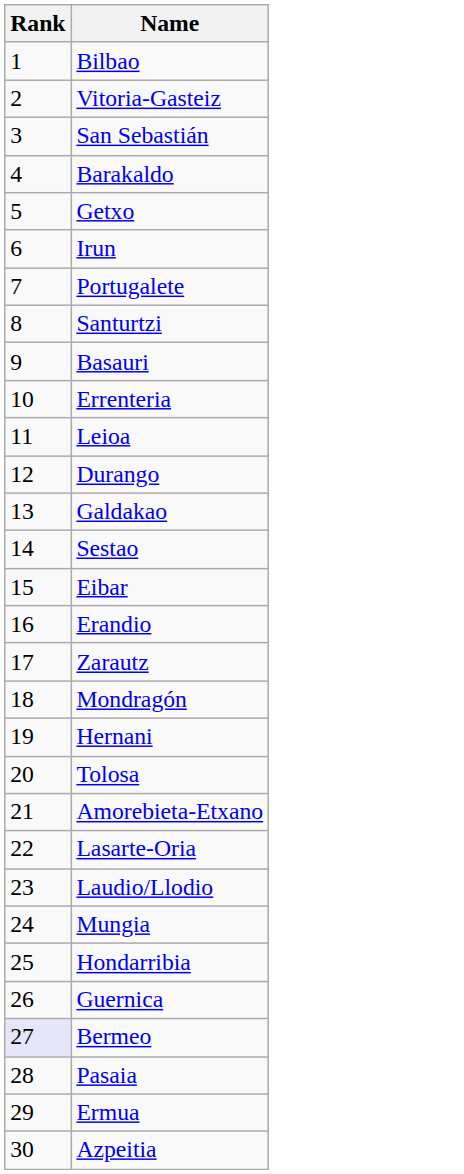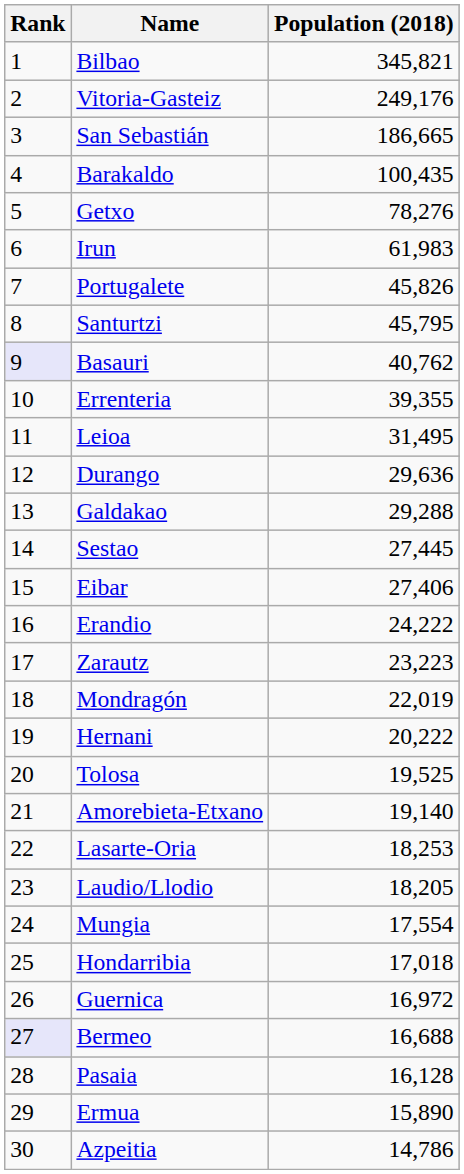+ column: (364, 23)
(16, 361) no background -> (16, 361) lavender background
